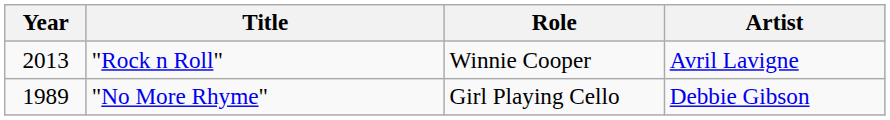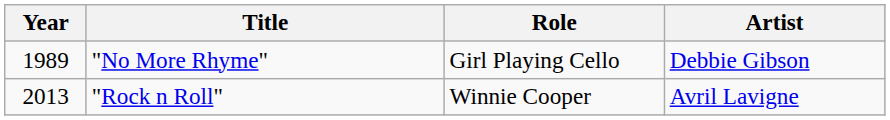rows swapped: (180, 96) <-> (157, 59)
